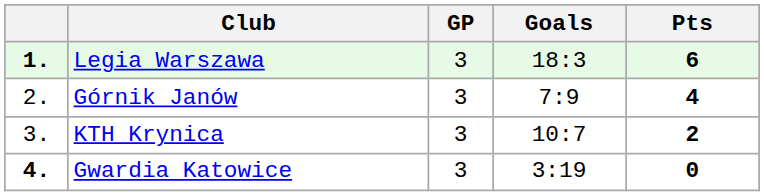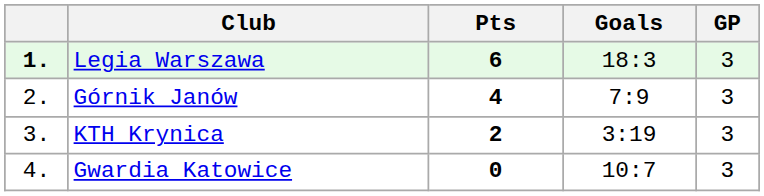columns swapped: (461, 23) <-> (692, 23)
(559, 135) 10:7 -> (629, 135) 3:19
(37, 172) bold -> (37, 172) normal
(559, 172) 3:19 -> (629, 172) 10:7
